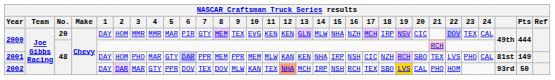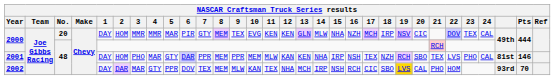(371, 57) CIC -> (371, 57) TEX
(524, 57) 149 -> (524, 57) 146
(221, 69) DOV -> (221, 69) MEM
(288, 69) lightsalmon background -> (288, 69) no background
(371, 69) TEX -> (371, 69) CIC
(524, 69) 50 -> (524, 69) 70
